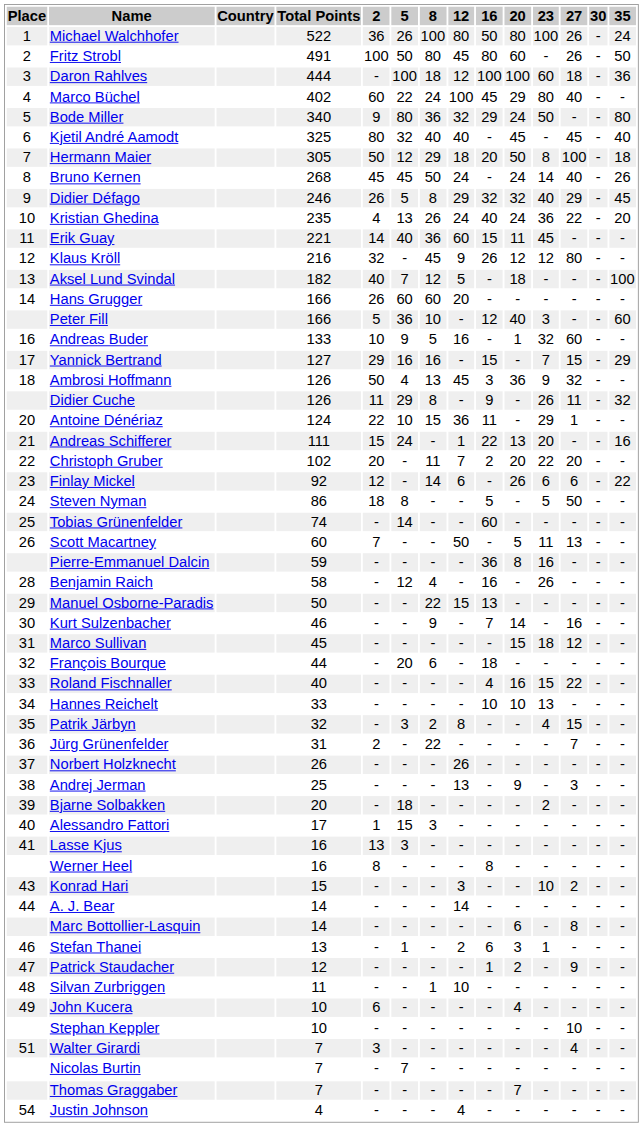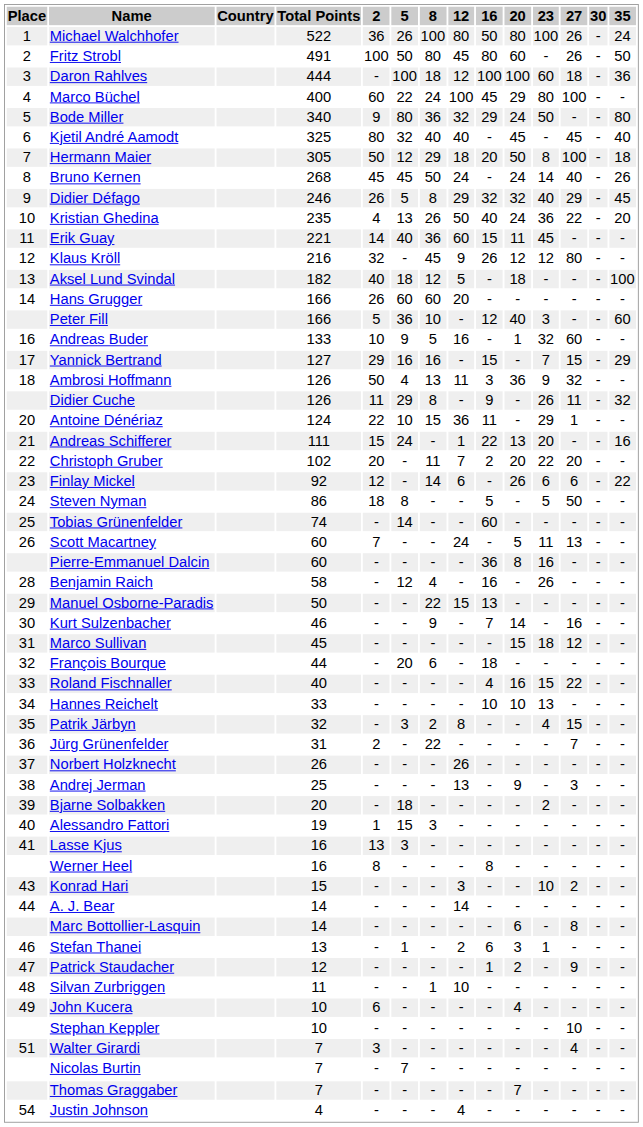(319, 96) 402 -> (319, 96) 400
(574, 96) 40 -> (574, 96) 100
(461, 218) 24 -> (461, 218) 50
(405, 279) 7 -> (405, 279) 18
(461, 380) 45 -> (461, 380) 11
(461, 542) 50 -> (461, 542) 24
(319, 562) 59 -> (319, 562) 60
(319, 825) 17 -> (319, 825) 19
